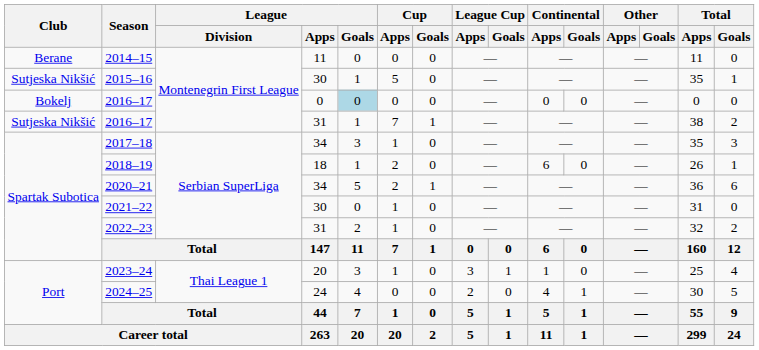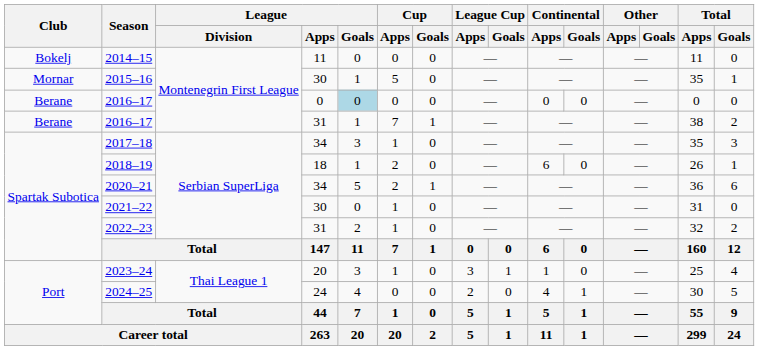(53, 57) Berane -> (53, 57) Bokelj
(53, 79) Sutjeska Nikšić -> (53, 79) Mornar
(53, 100) Bokelj -> (53, 100) Berane
(53, 121) Sutjeska Nikšić -> (53, 121) Berane
